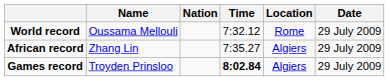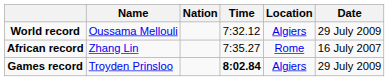(289, 31) Rome -> (289, 31) Algiers
(289, 48) Algiers -> (289, 48) Rome
(350, 48) 29 July 2009 -> (350, 48) 16 July 2007
